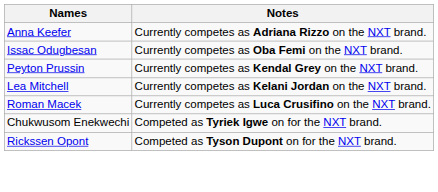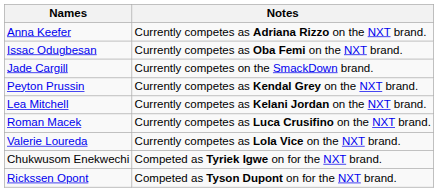+ row: (37, 68)
+ row: (47, 141)
